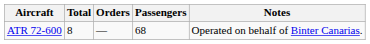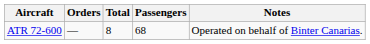columns swapped: (79, 13) <-> (113, 13)
